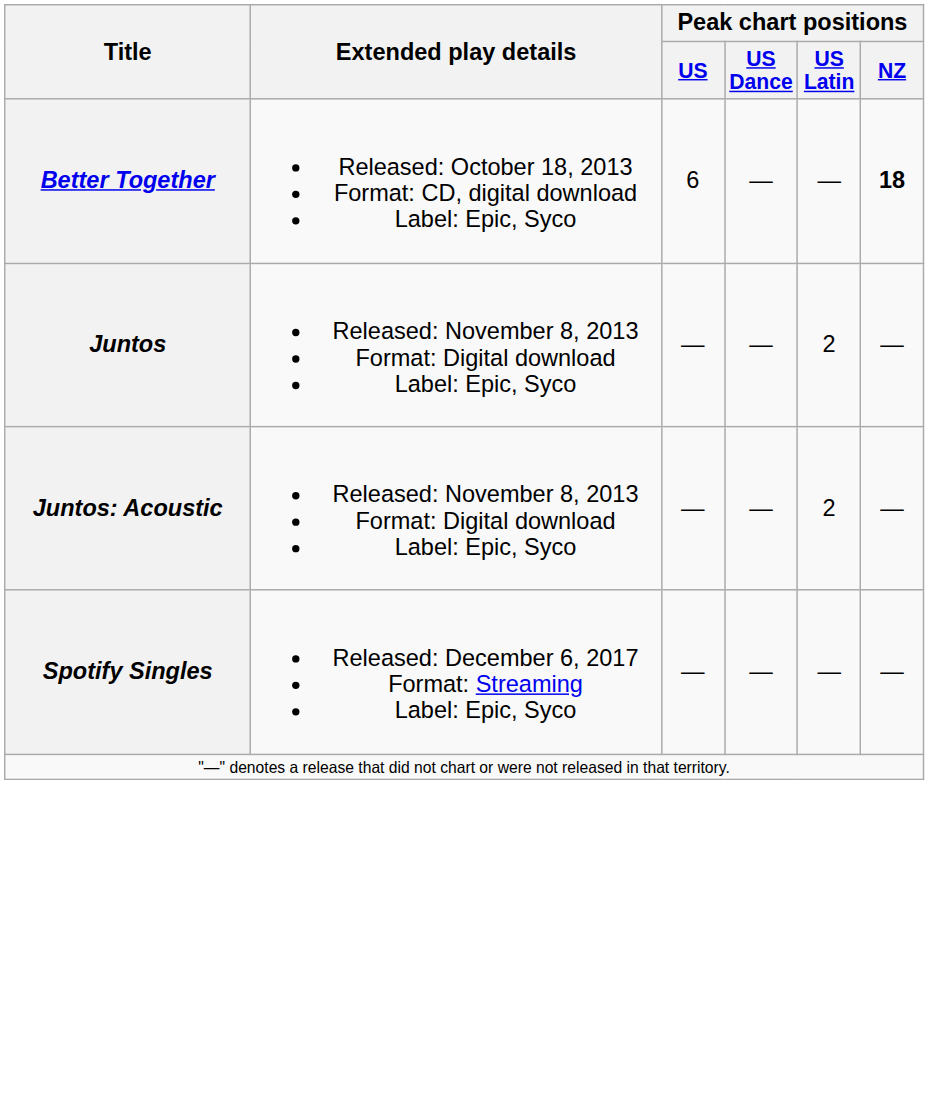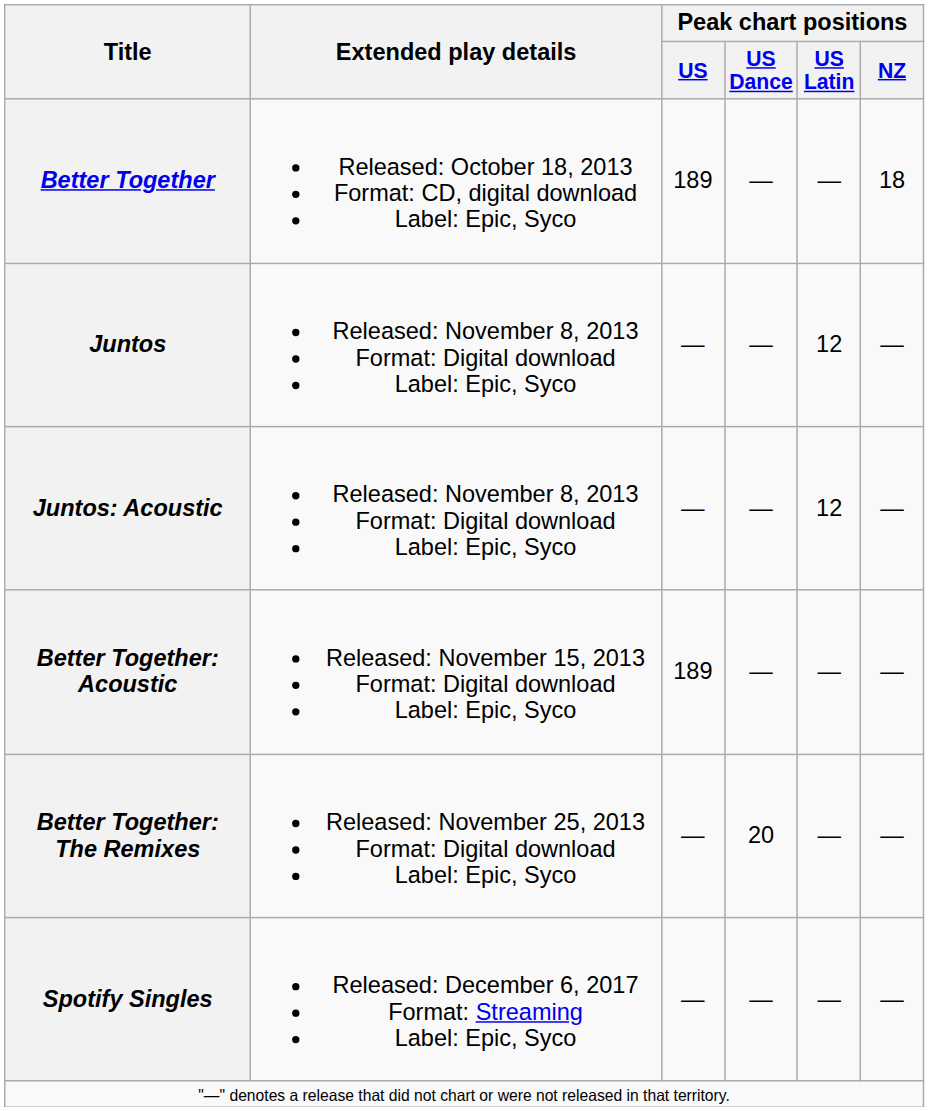(693, 180) 6 -> (693, 180) 189
(892, 180) bold -> (892, 180) normal
(829, 344) 2 -> (829, 344) 12
(829, 508) 2 -> (829, 508) 12
+ row: (128, 671)
+ row: (128, 835)
